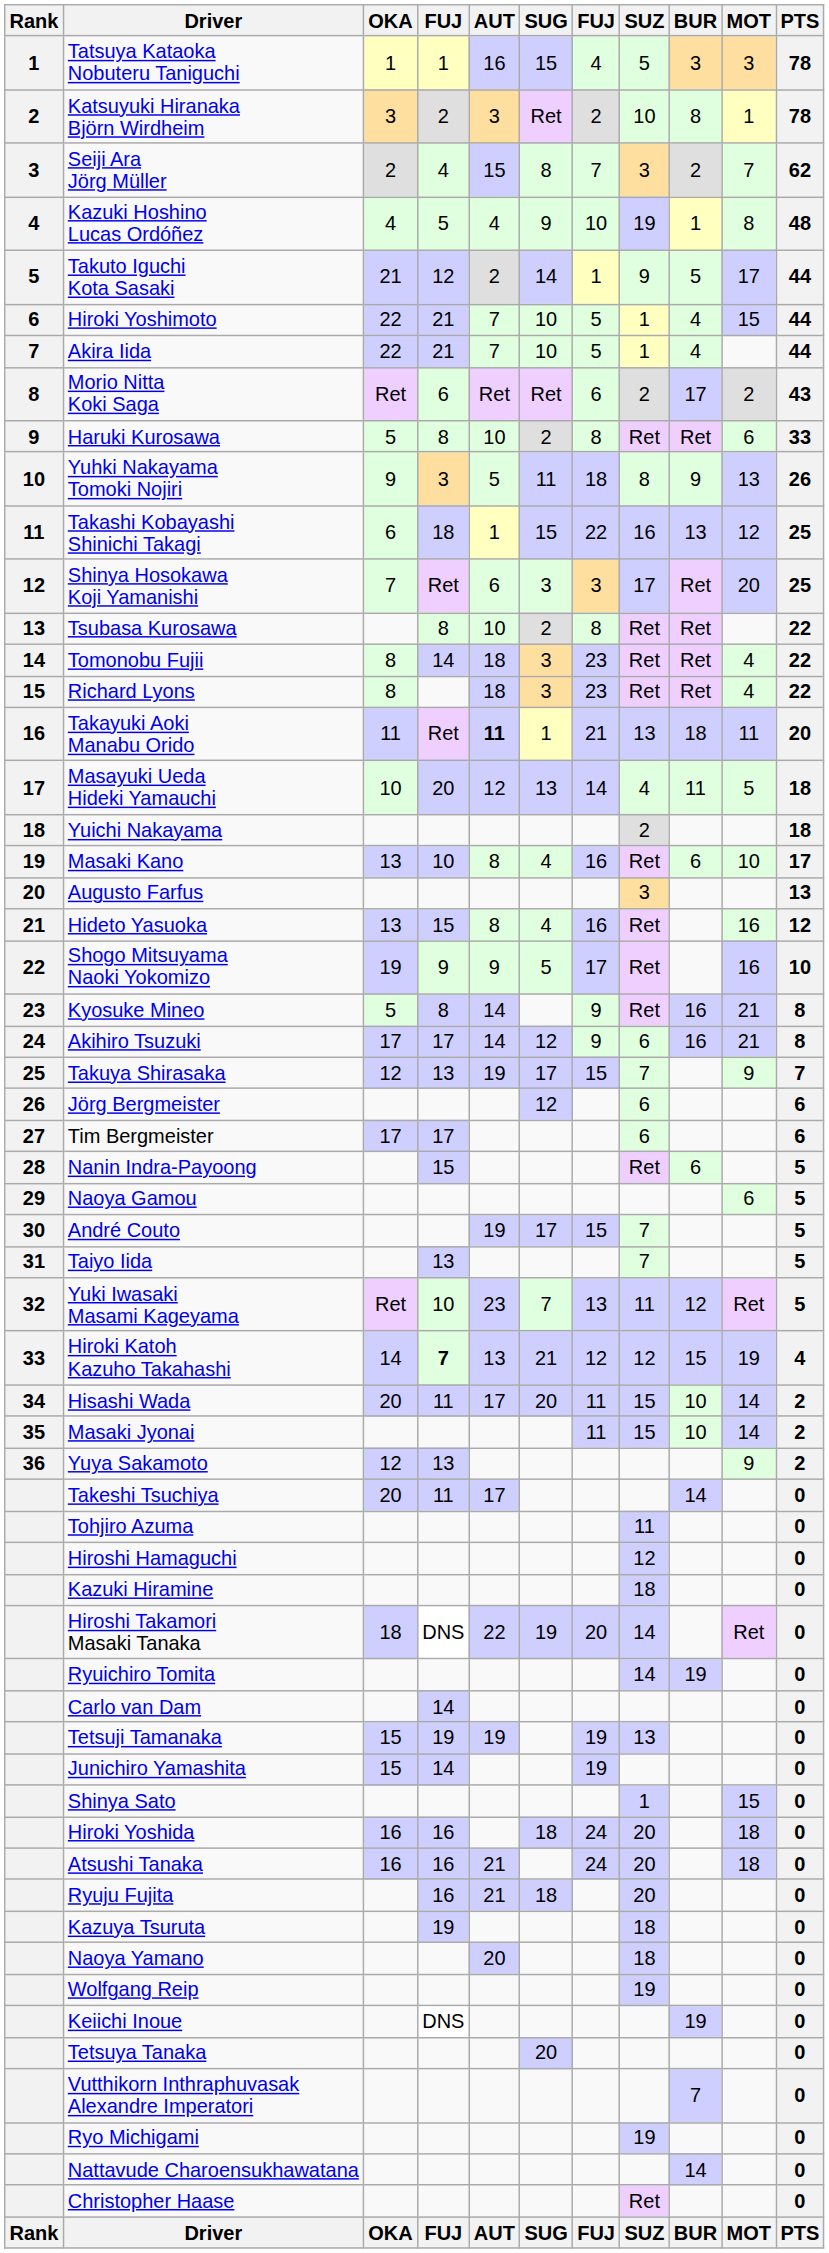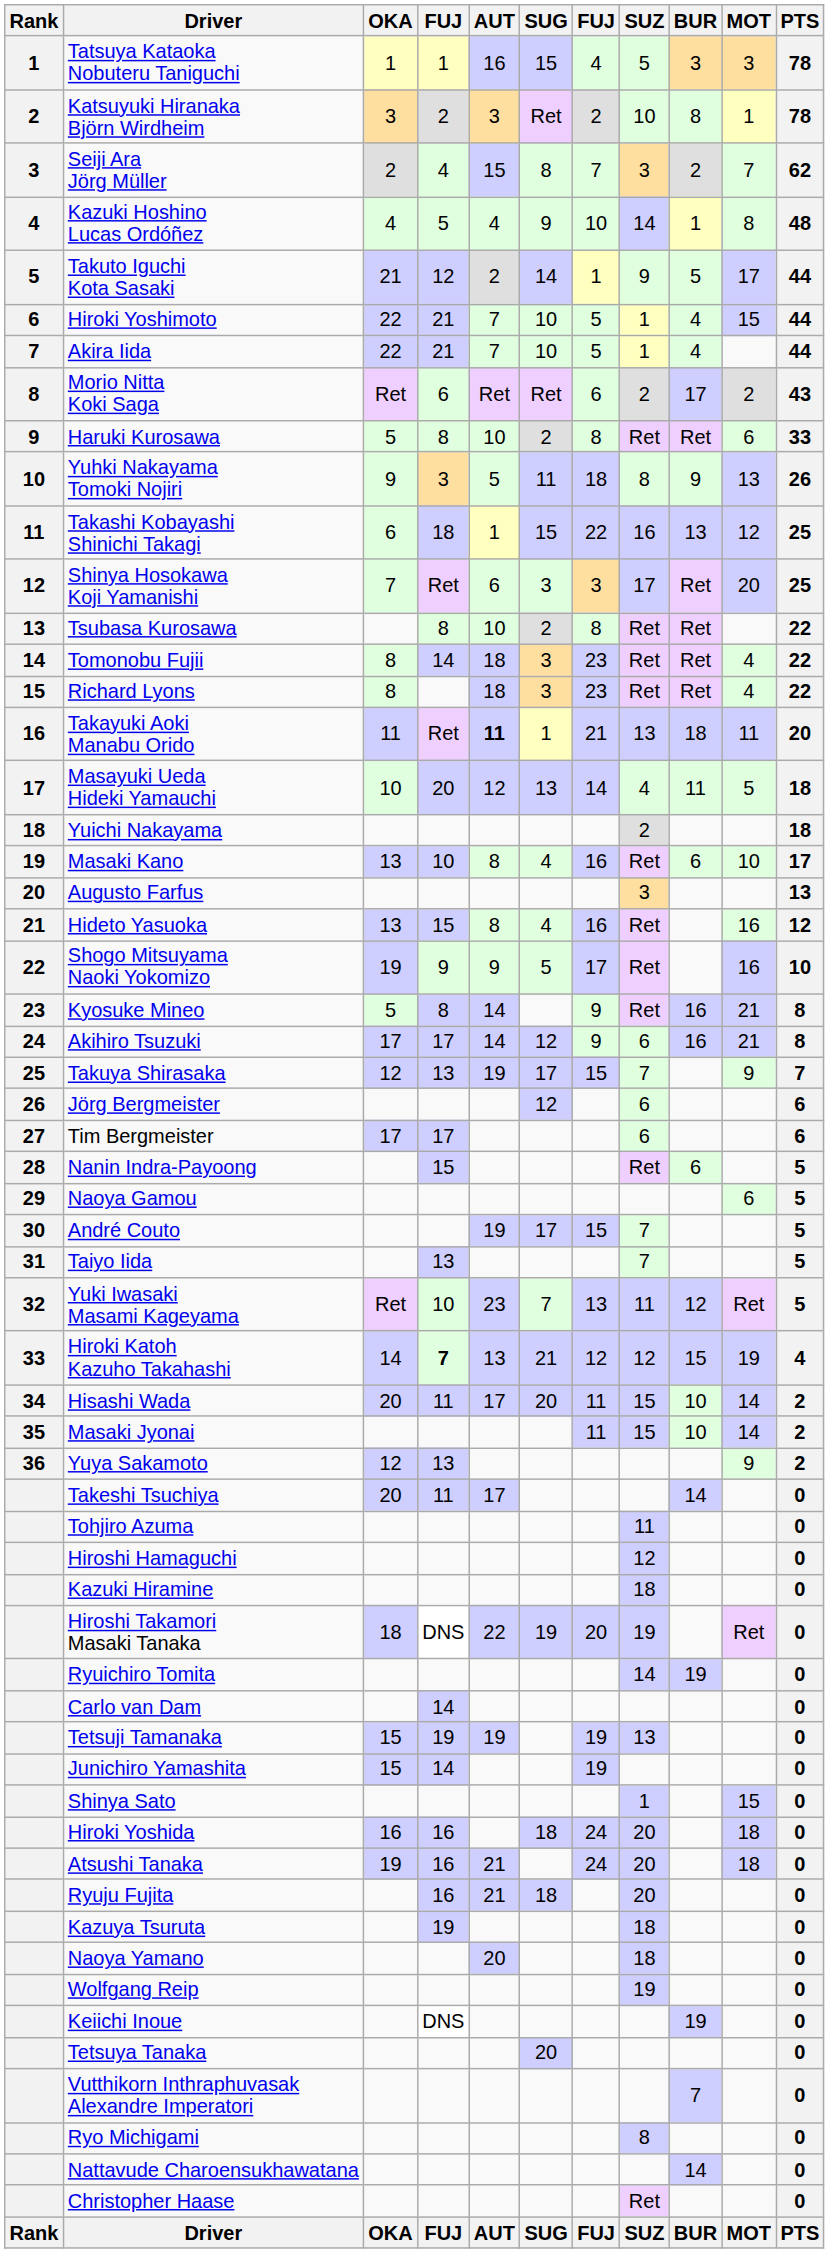(644, 223) 19 -> (644, 223) 14
(644, 1632) 14 -> (644, 1632) 19
(391, 1863) 16 -> (391, 1863) 19
(644, 2138) 19 -> (644, 2138) 8
